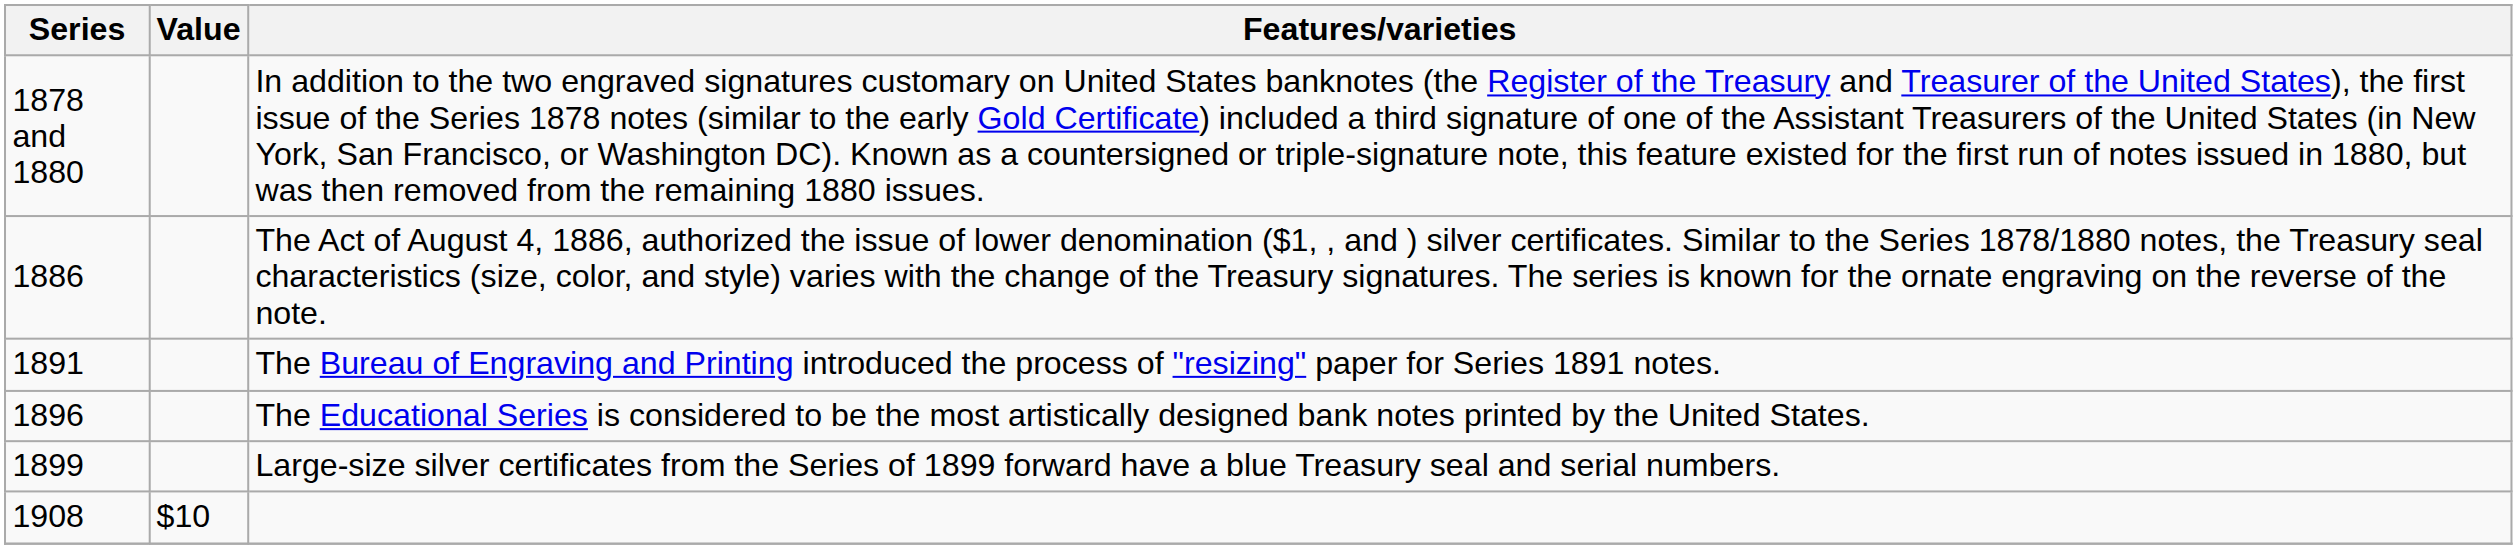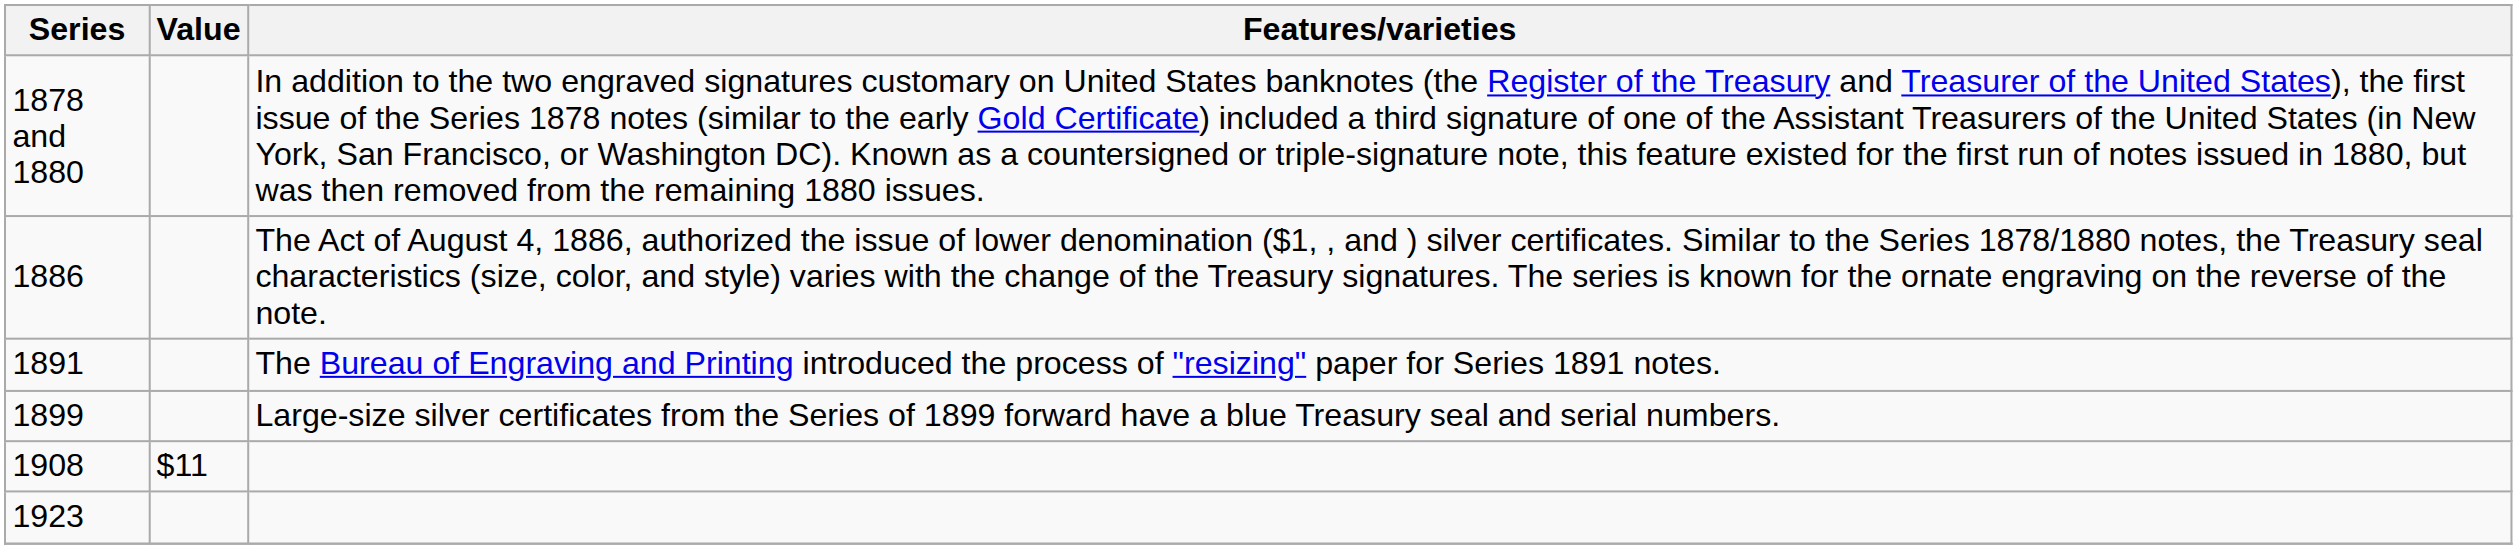- row: (48, 414)
(183, 516) $10 -> (182, 465) $11
+ row: (48, 516)
